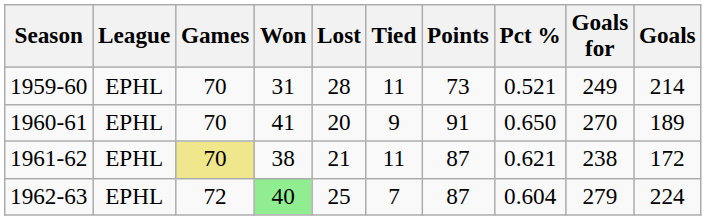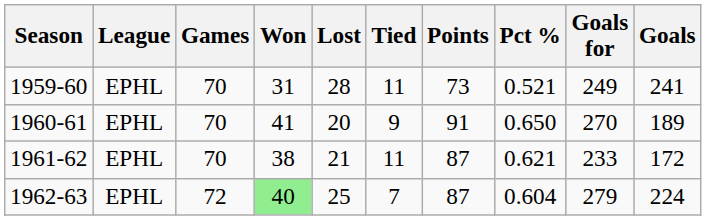(667, 85) 214 -> (667, 85) 241
(215, 159) khaki background -> (215, 159) no background
(600, 159) 238 -> (600, 159) 233
